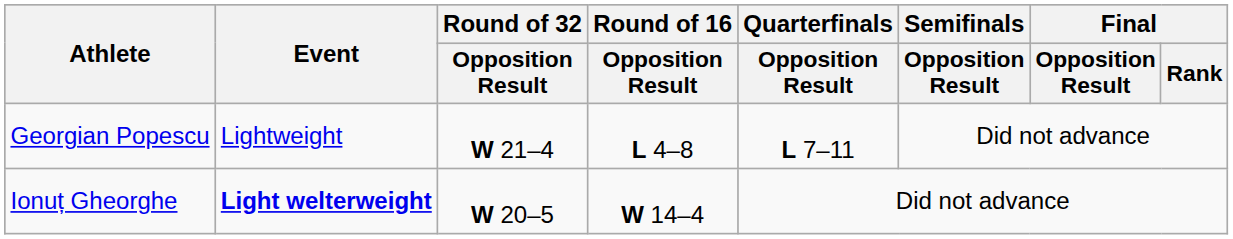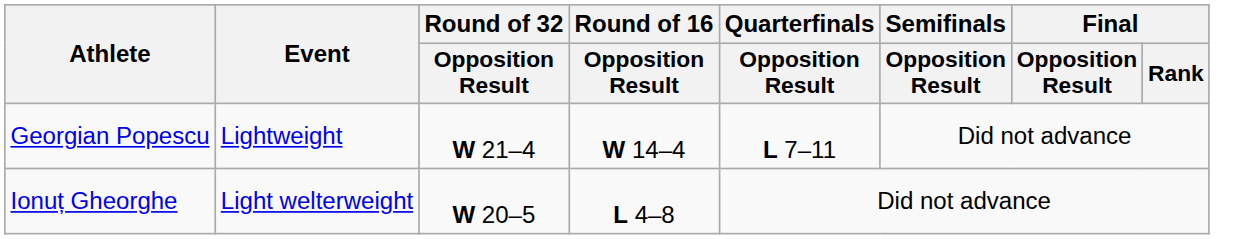(663, 150) L 4–8 -> (644, 150) W 14–4
(326, 201) bold -> (317, 201) normal
(663, 215) W 14–4 -> (644, 215) L 4–8
